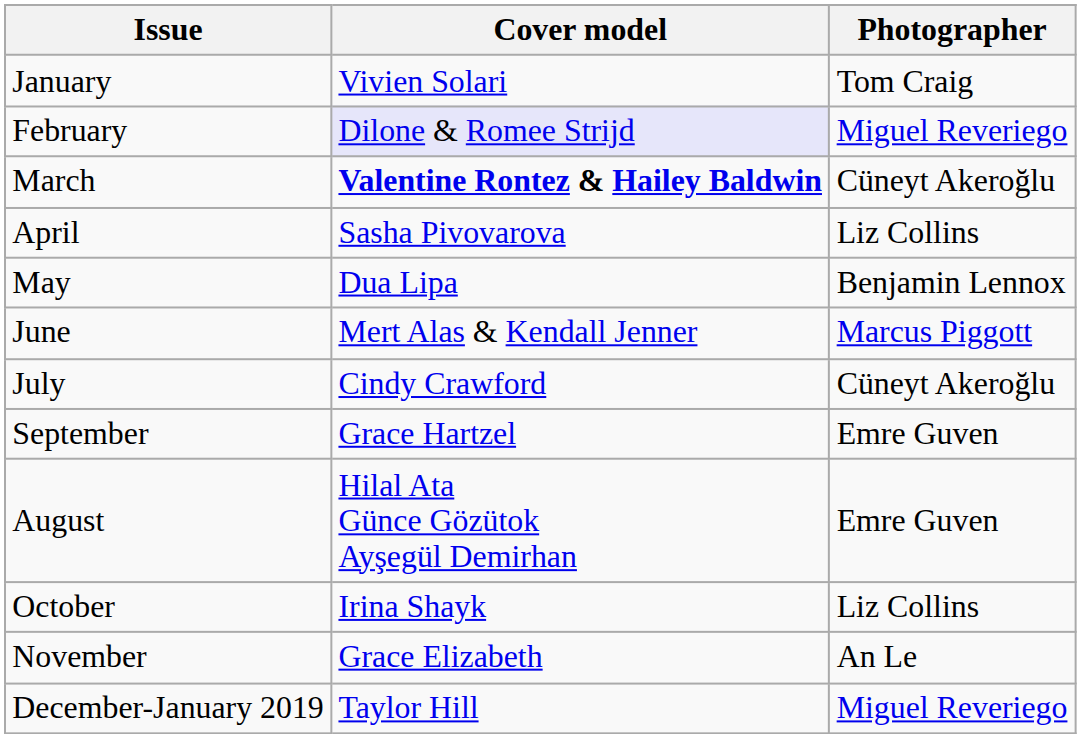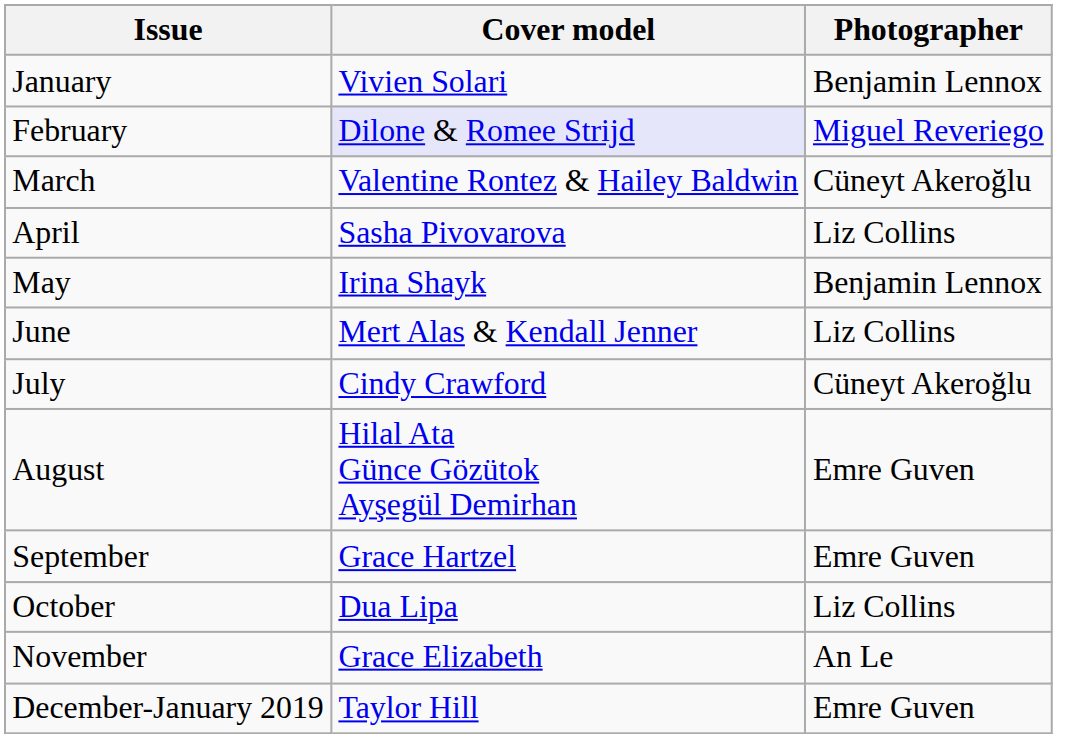(905, 80) Tom Craig -> (927, 80) Benjamin Lennox
(580, 181) bold -> (568, 181) normal
(398, 282) Dua Lipa -> (412, 282) Irina Shayk
(934, 332) Marcus Piggott -> (884, 332) Liz Collins
rows swapped: (58, 520) <-> (80, 433)
(412, 606) Irina Shayk -> (398, 606) Dua Lipa
(952, 707) Miguel Reveriego -> (894, 707) Emre Guven
